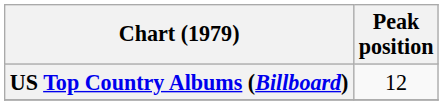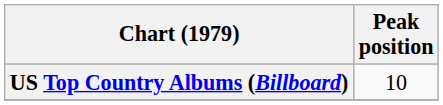(396, 81) 12 -> (396, 81) 10
